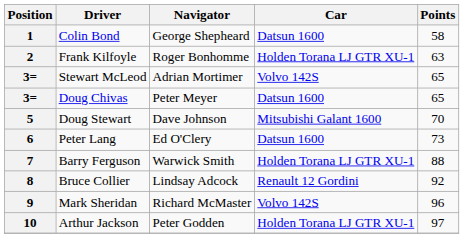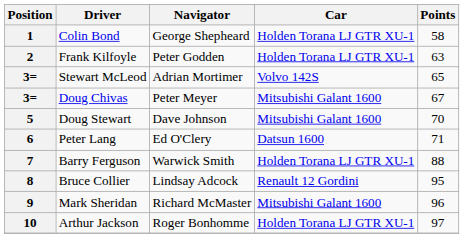(291, 35) Datsun 1600 -> (336, 35) Holden Torana LJ GTR XU-1
(201, 56) Roger Bonhomme -> (188, 56) Peter Godden
(291, 98) Datsun 1600 -> (319, 98) Mitsubishi Galant 1600
(438, 98) 65 -> (438, 98) 67
(438, 139) 73 -> (438, 139) 71
(438, 181) 92 -> (438, 181) 95
(288, 202) Volvo 142S -> (319, 202) Mitsubishi Galant 1600
(188, 222) Peter Godden -> (201, 222) Roger Bonhomme
